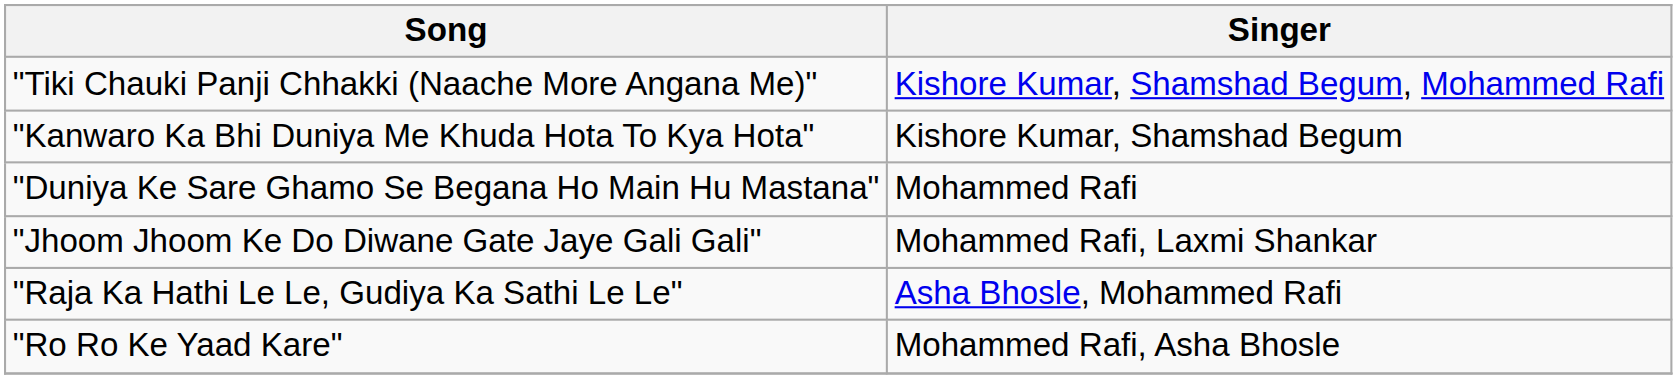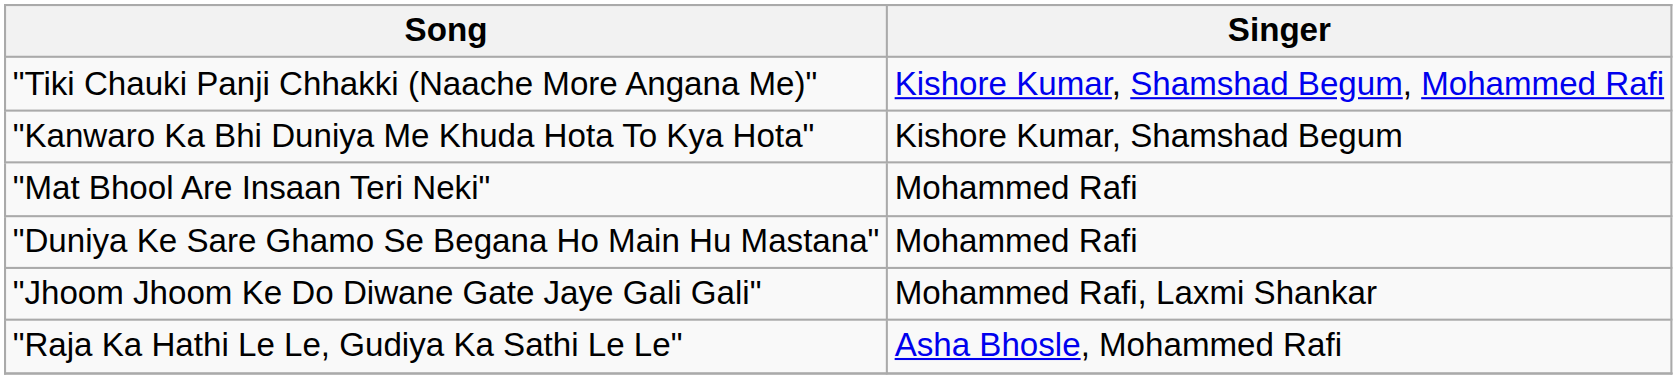+ row: (251, 188)
- row: (178, 345)
